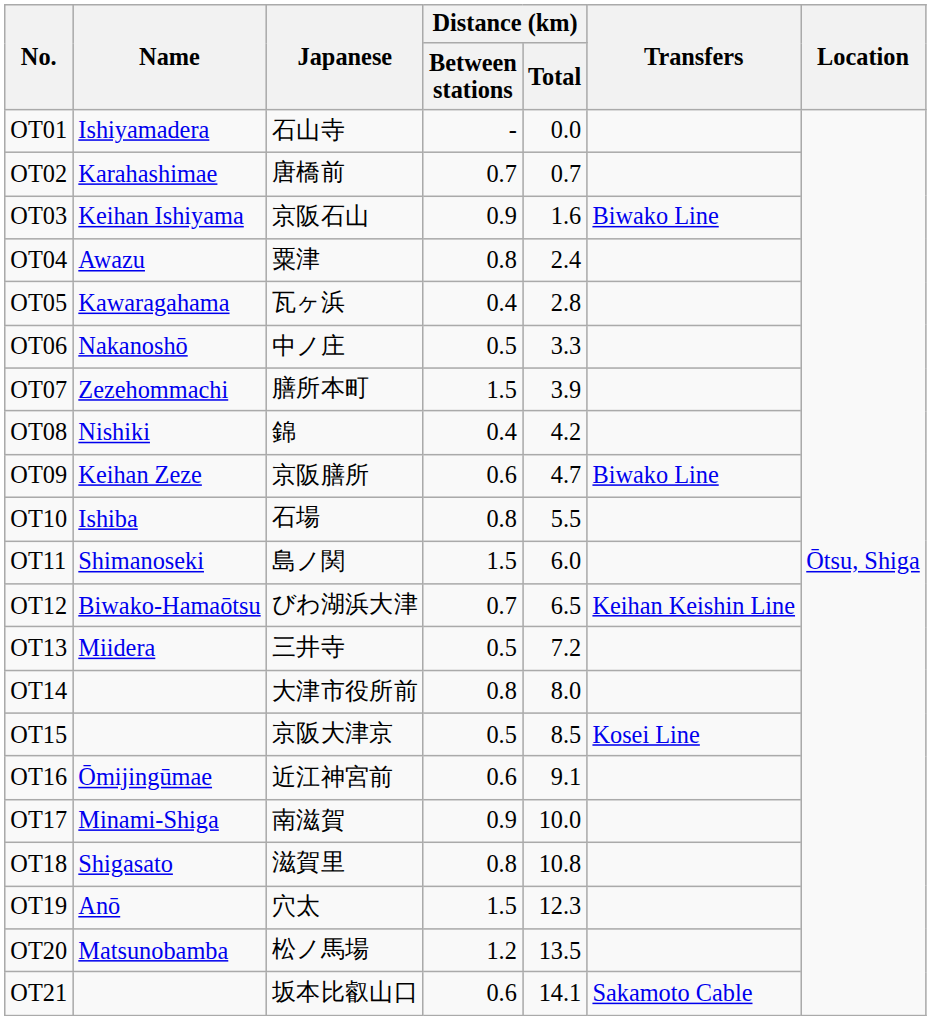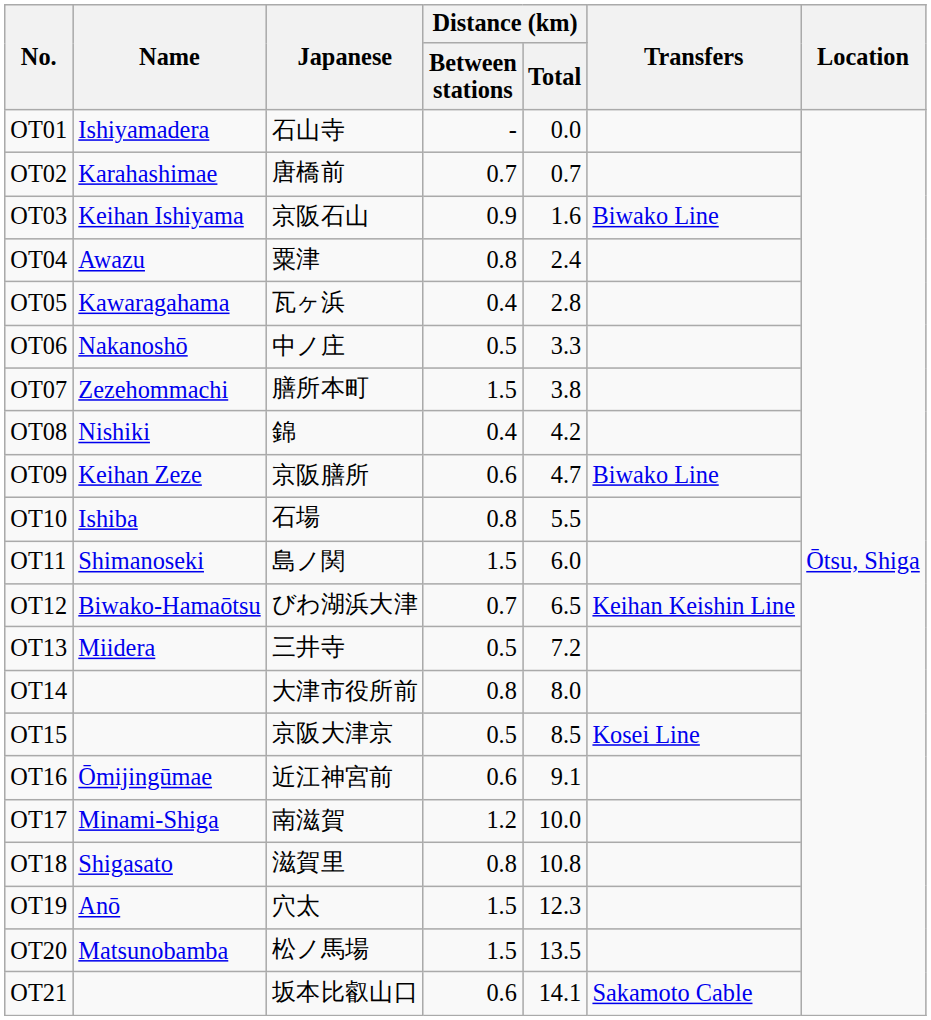(566, 389) 3.9 -> (566, 389) 3.8
(502, 820) 0.9 -> (502, 820) 1.2
(502, 950) 1.2 -> (502, 950) 1.5
